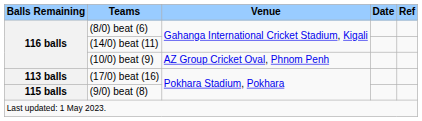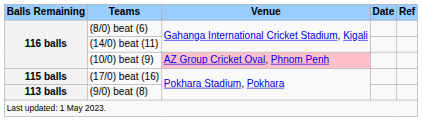(246, 60) no background -> (246, 60) pink background
(46, 76) 113 balls -> (46, 76) 115 balls
(46, 92) 115 balls -> (46, 92) 113 balls
